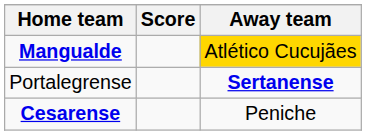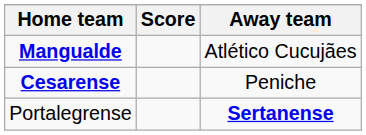(281, 51) gold background -> (281, 51) no background
rows swapped: (70, 113) <-> (70, 82)
